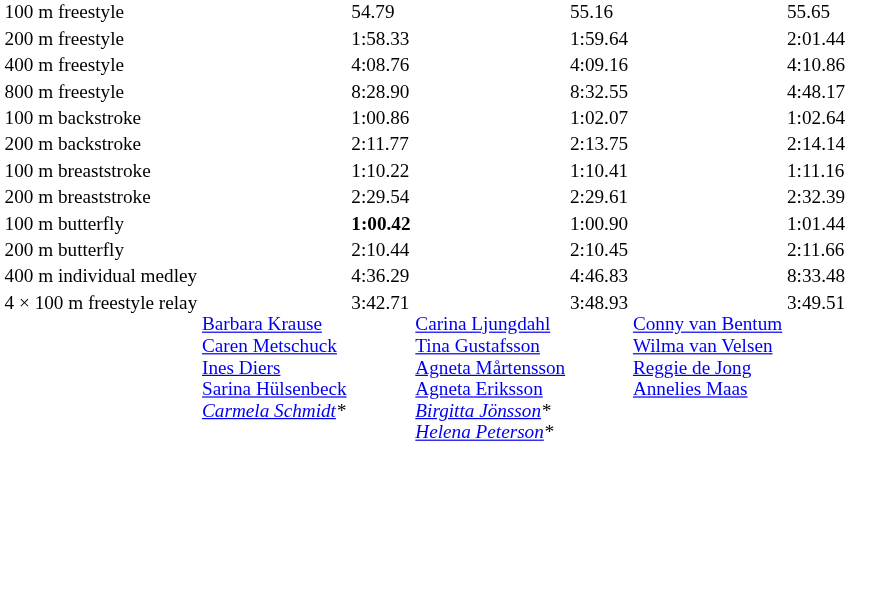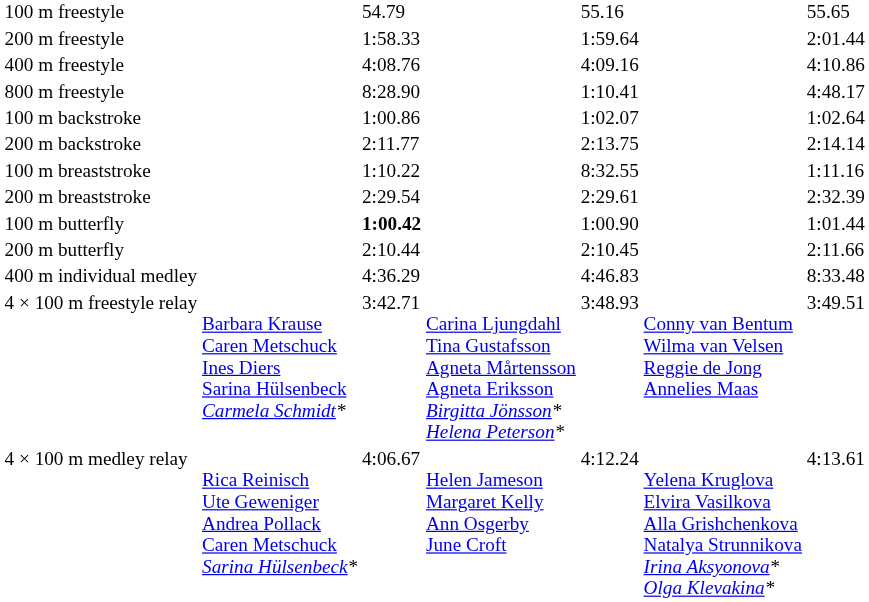(599, 91) 8:32.55 -> (610, 91) 1:10.41
(599, 170) 1:10.41 -> (610, 170) 8:32.55
+ row: (96, 458)
